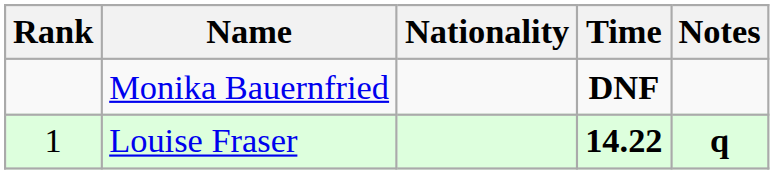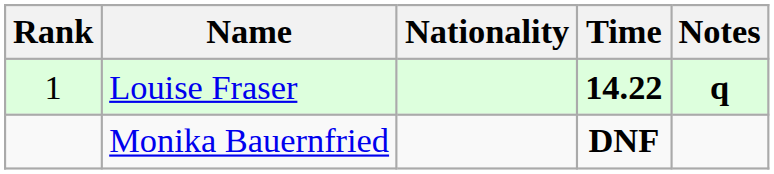rows swapped: (203, 140) <-> (249, 86)
